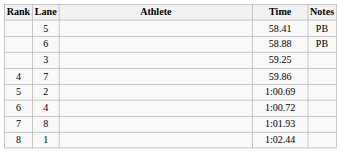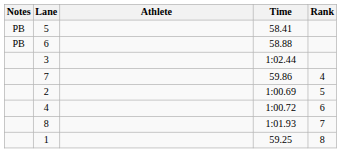columns swapped: (18, 12) <-> (322, 12)
(280, 60) 59.25 -> (281, 60) 1:02.44
(280, 140) 1:02.44 -> (281, 140) 59.25
